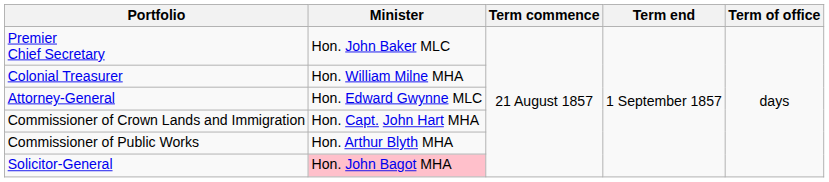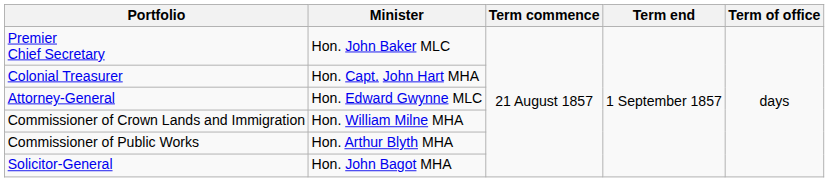(387, 76) Hon. William Milne MHA -> (395, 76) Hon. Capt. John Hart MHA
(395, 120) Hon. Capt. John Hart MHA -> (387, 120) Hon. William Milne MHA
(382, 165) pink background -> (382, 165) no background
